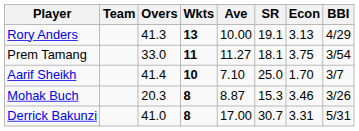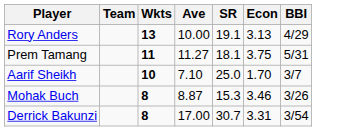- column: (159, 14)
(338, 55) 3/54 -> (296, 55) 5/31
(338, 116) 5/31 -> (296, 116) 3/54
